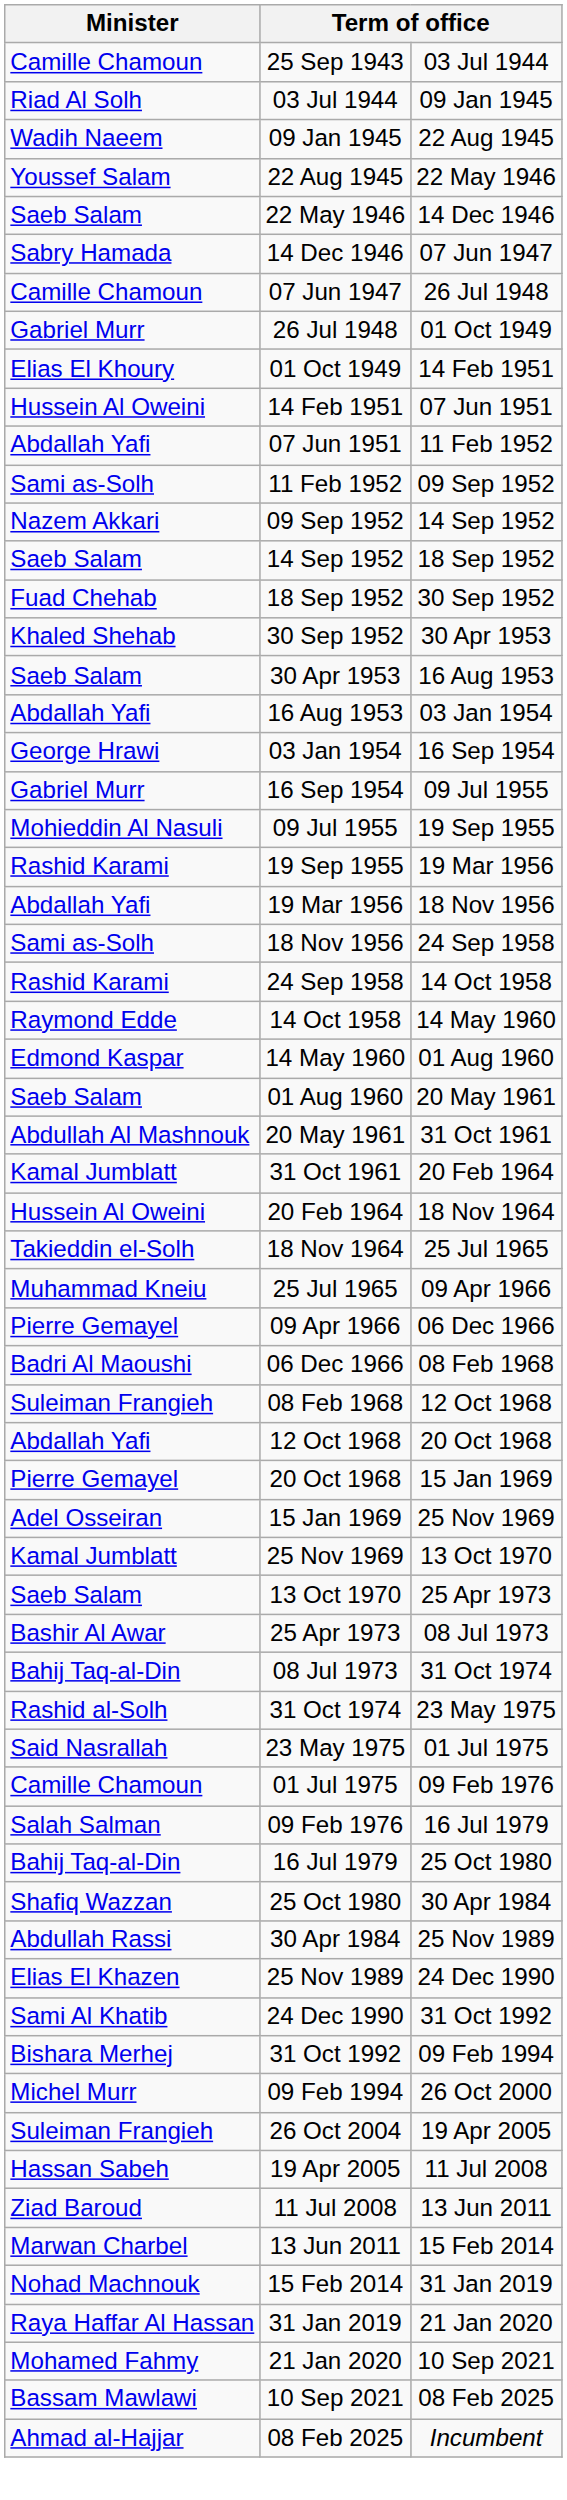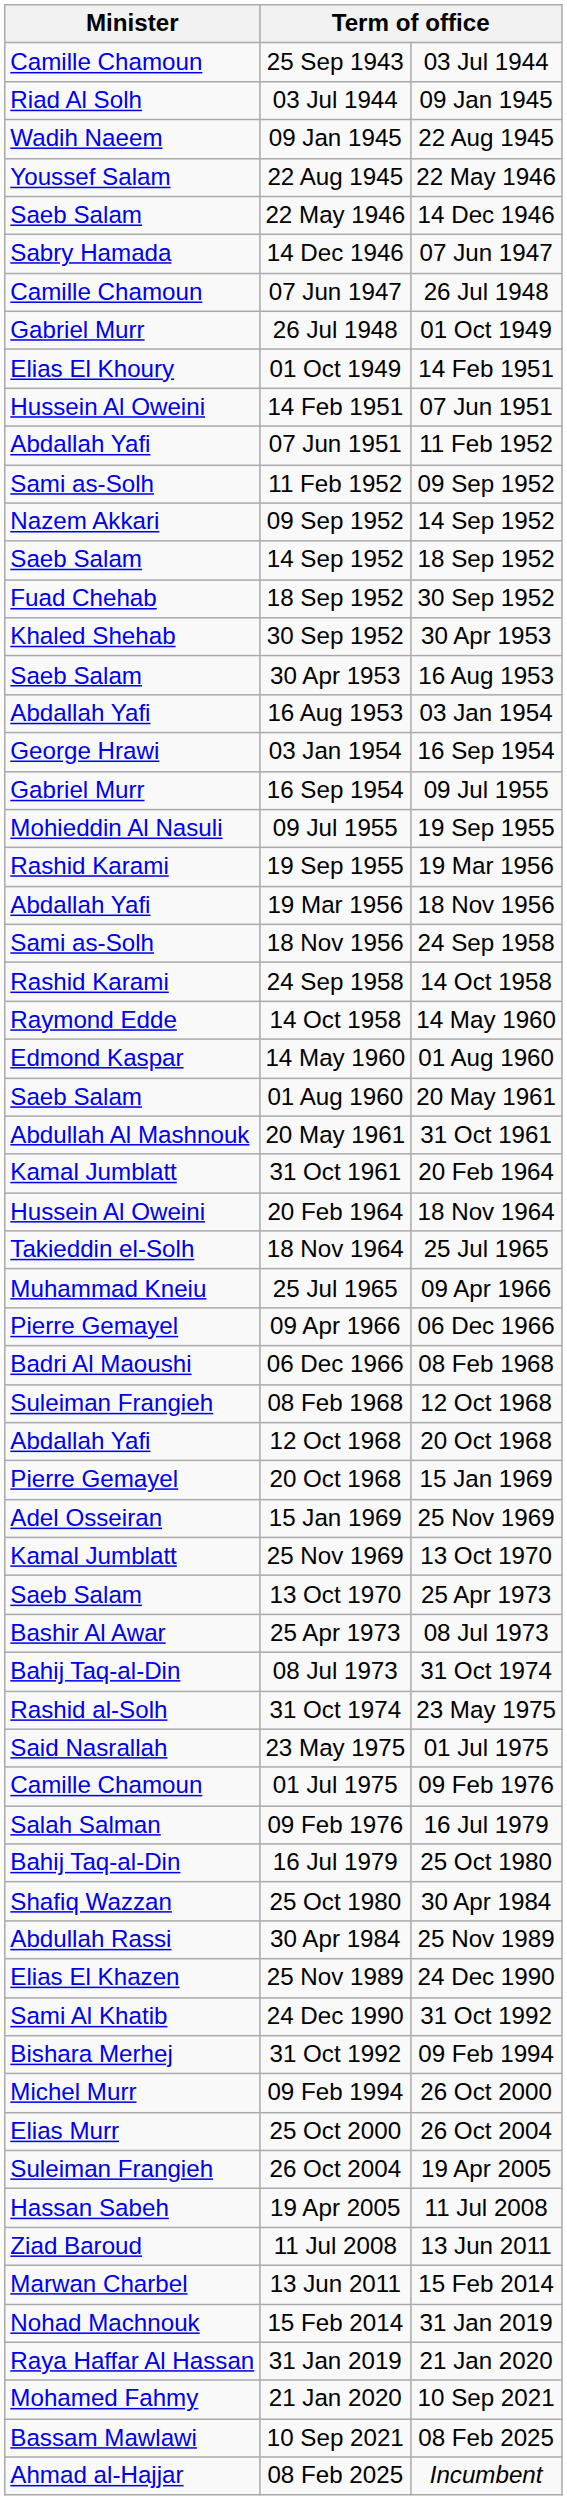+ row: (335, 2131)
